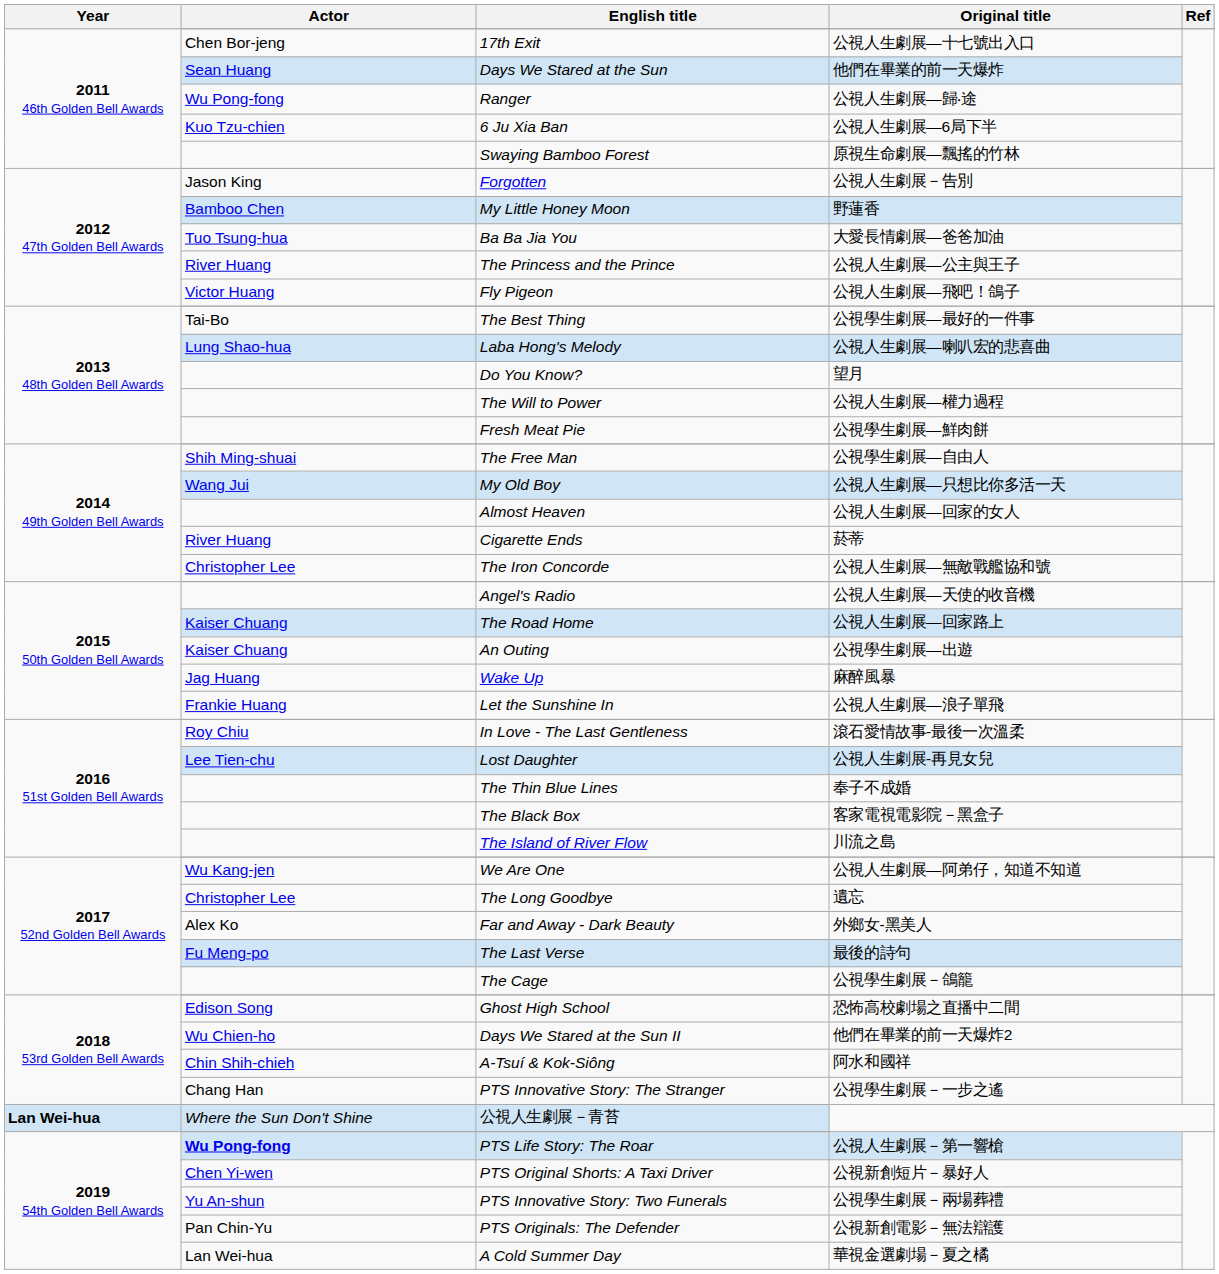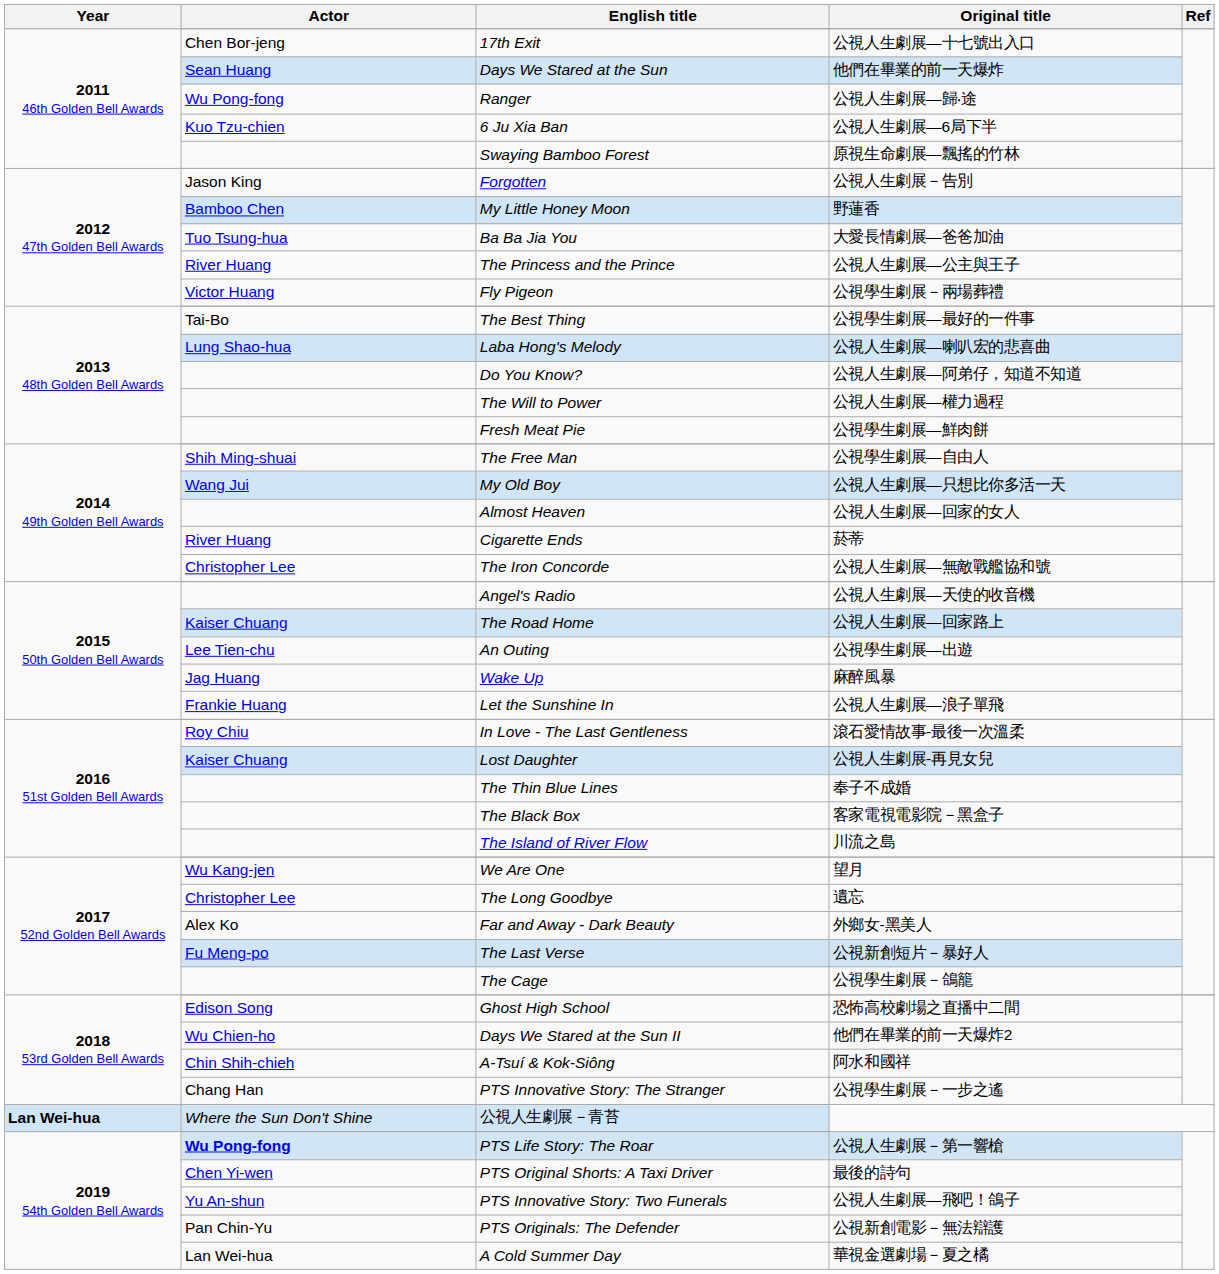(926, 292) 公視人生劇展—飛吧！鴿子 -> (918, 292) 公視學生劇展－兩場葬禮
(848, 374) 望月 -> (957, 374) 公視人生劇展—阿弟仔，知道不知道
(236, 650) Kaiser Chuang -> (230, 650) Lee Tien-chu
(230, 760) Lee Tien-chu -> (236, 760) Kaiser Chuang
(957, 870) 公視人生劇展—阿弟仔，知道不知道 -> (848, 870) 望月
(872, 952) 最後的詩句 -> (911, 952) 公視新創短片－暴好人
(911, 1172) 公視新創短片－暴好人 -> (872, 1172) 最後的詩句
(918, 1200) 公視學生劇展－兩場葬禮 -> (926, 1200) 公視人生劇展—飛吧！鴿子
